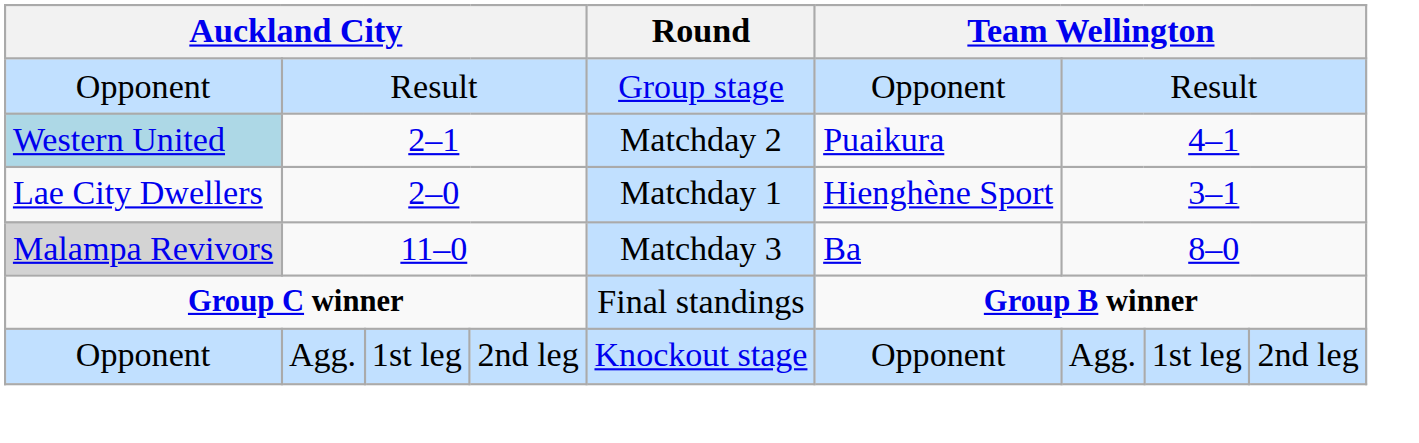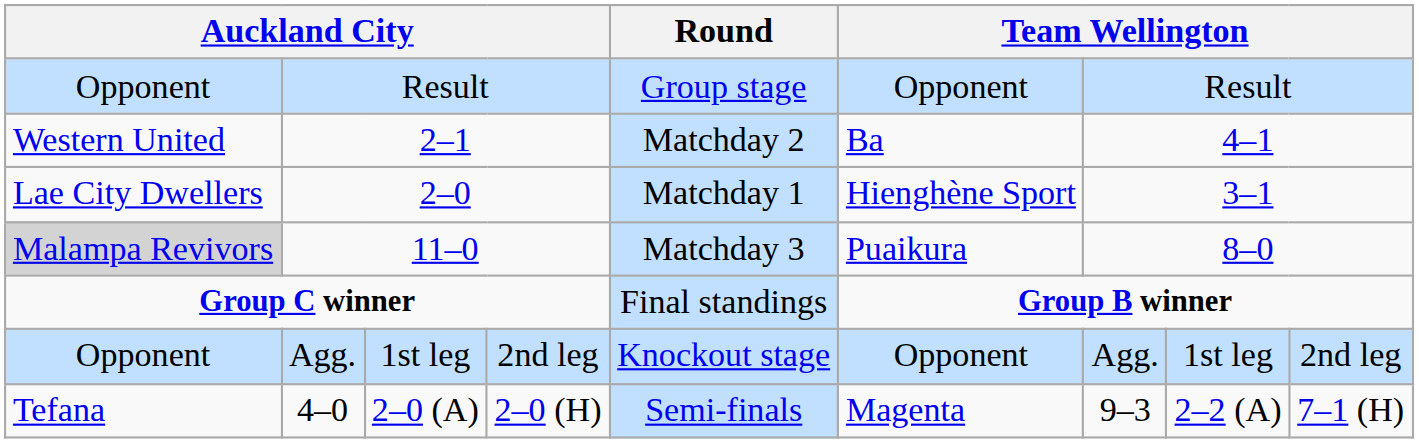(119, 139) lightblue background -> (119, 139) no background
(884, 139) Puaikura -> (865, 139) Ba
(842, 247) Ba -> (906, 247) Puaikura
+ row: (323, 409)
